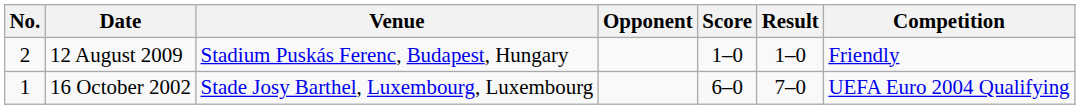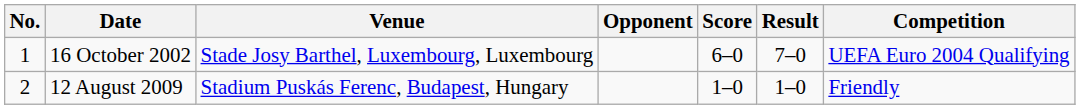rows swapped: (120, 87) <-> (116, 54)
